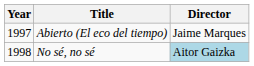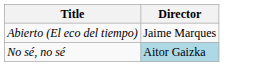- column: (19, 14)
